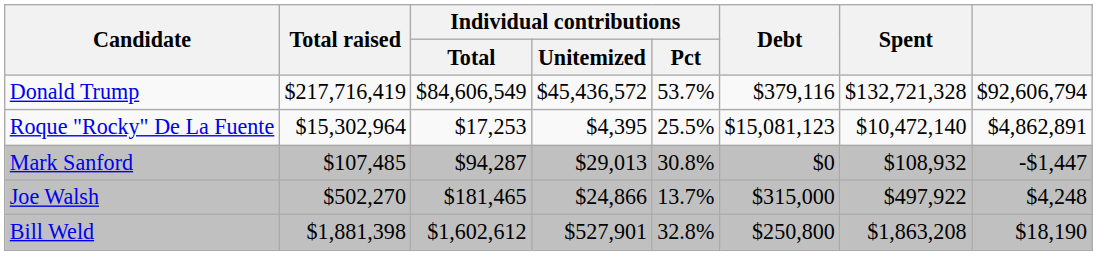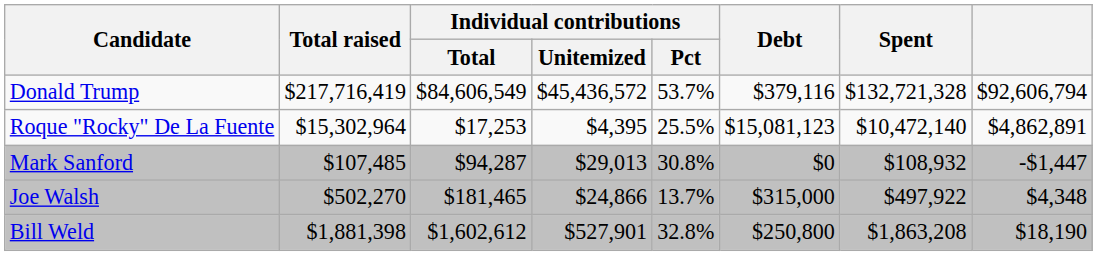(1057, 197) $4,248 -> (1057, 197) $4,348
